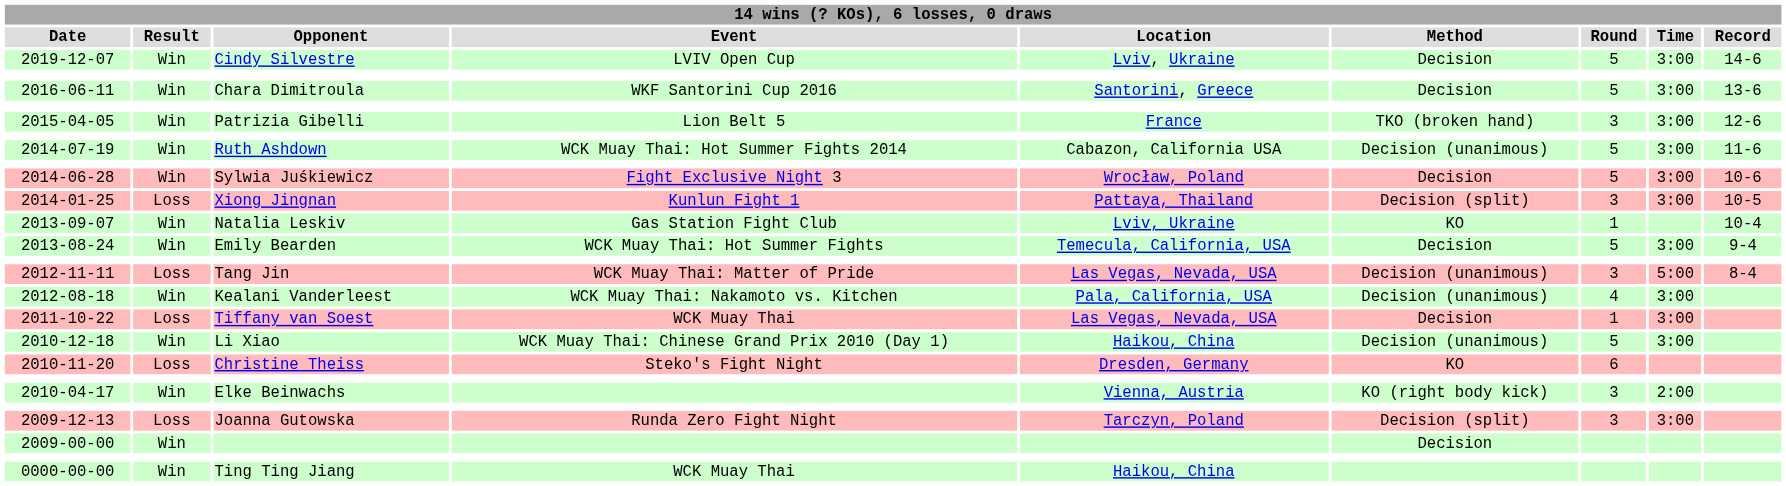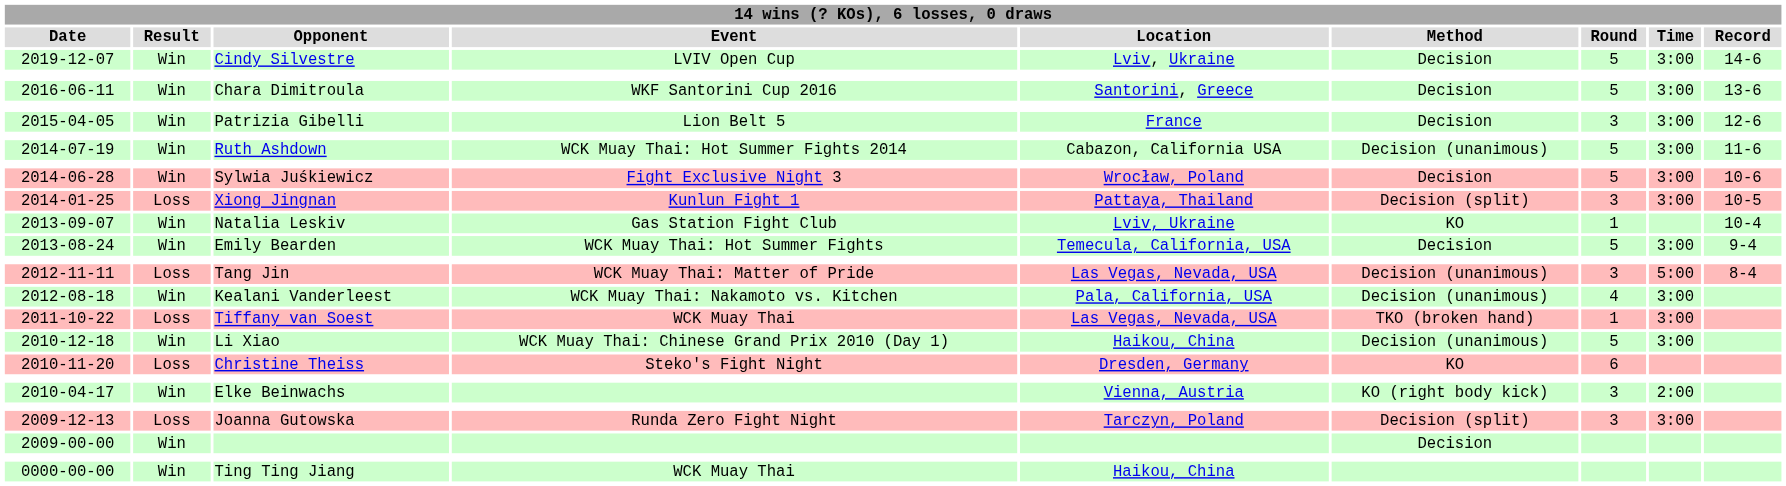(1455, 121) TKO (broken hand) -> (1455, 121) Decision
(1455, 319) Decision -> (1455, 319) TKO (broken hand)
